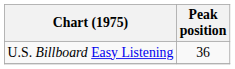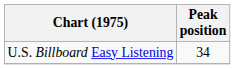(203, 52) 36 -> (203, 52) 34
